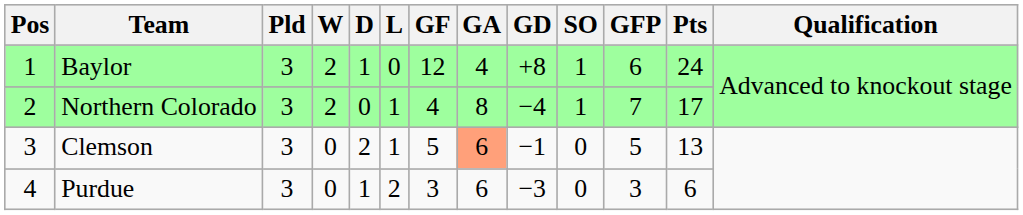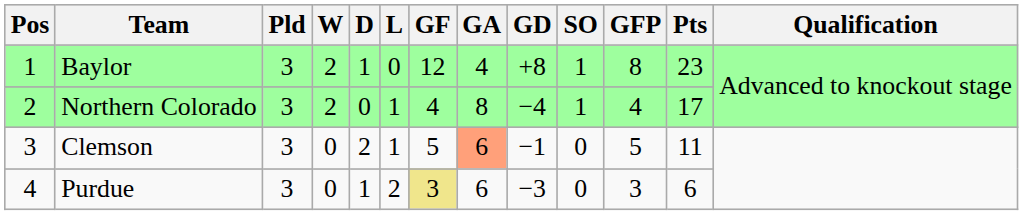(635, 65) 6 -> (635, 65) 8
(690, 65) 24 -> (690, 65) 23
(635, 106) 7 -> (635, 106) 4
(690, 147) 13 -> (690, 147) 11
(433, 188) no background -> (433, 188) khaki background
